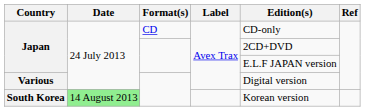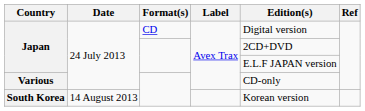(262, 30) CD-only -> (275, 30) Digital version
(275, 81) Digital version -> (262, 81) CD-only
(104, 98) lightgreen background -> (104, 98) no background
